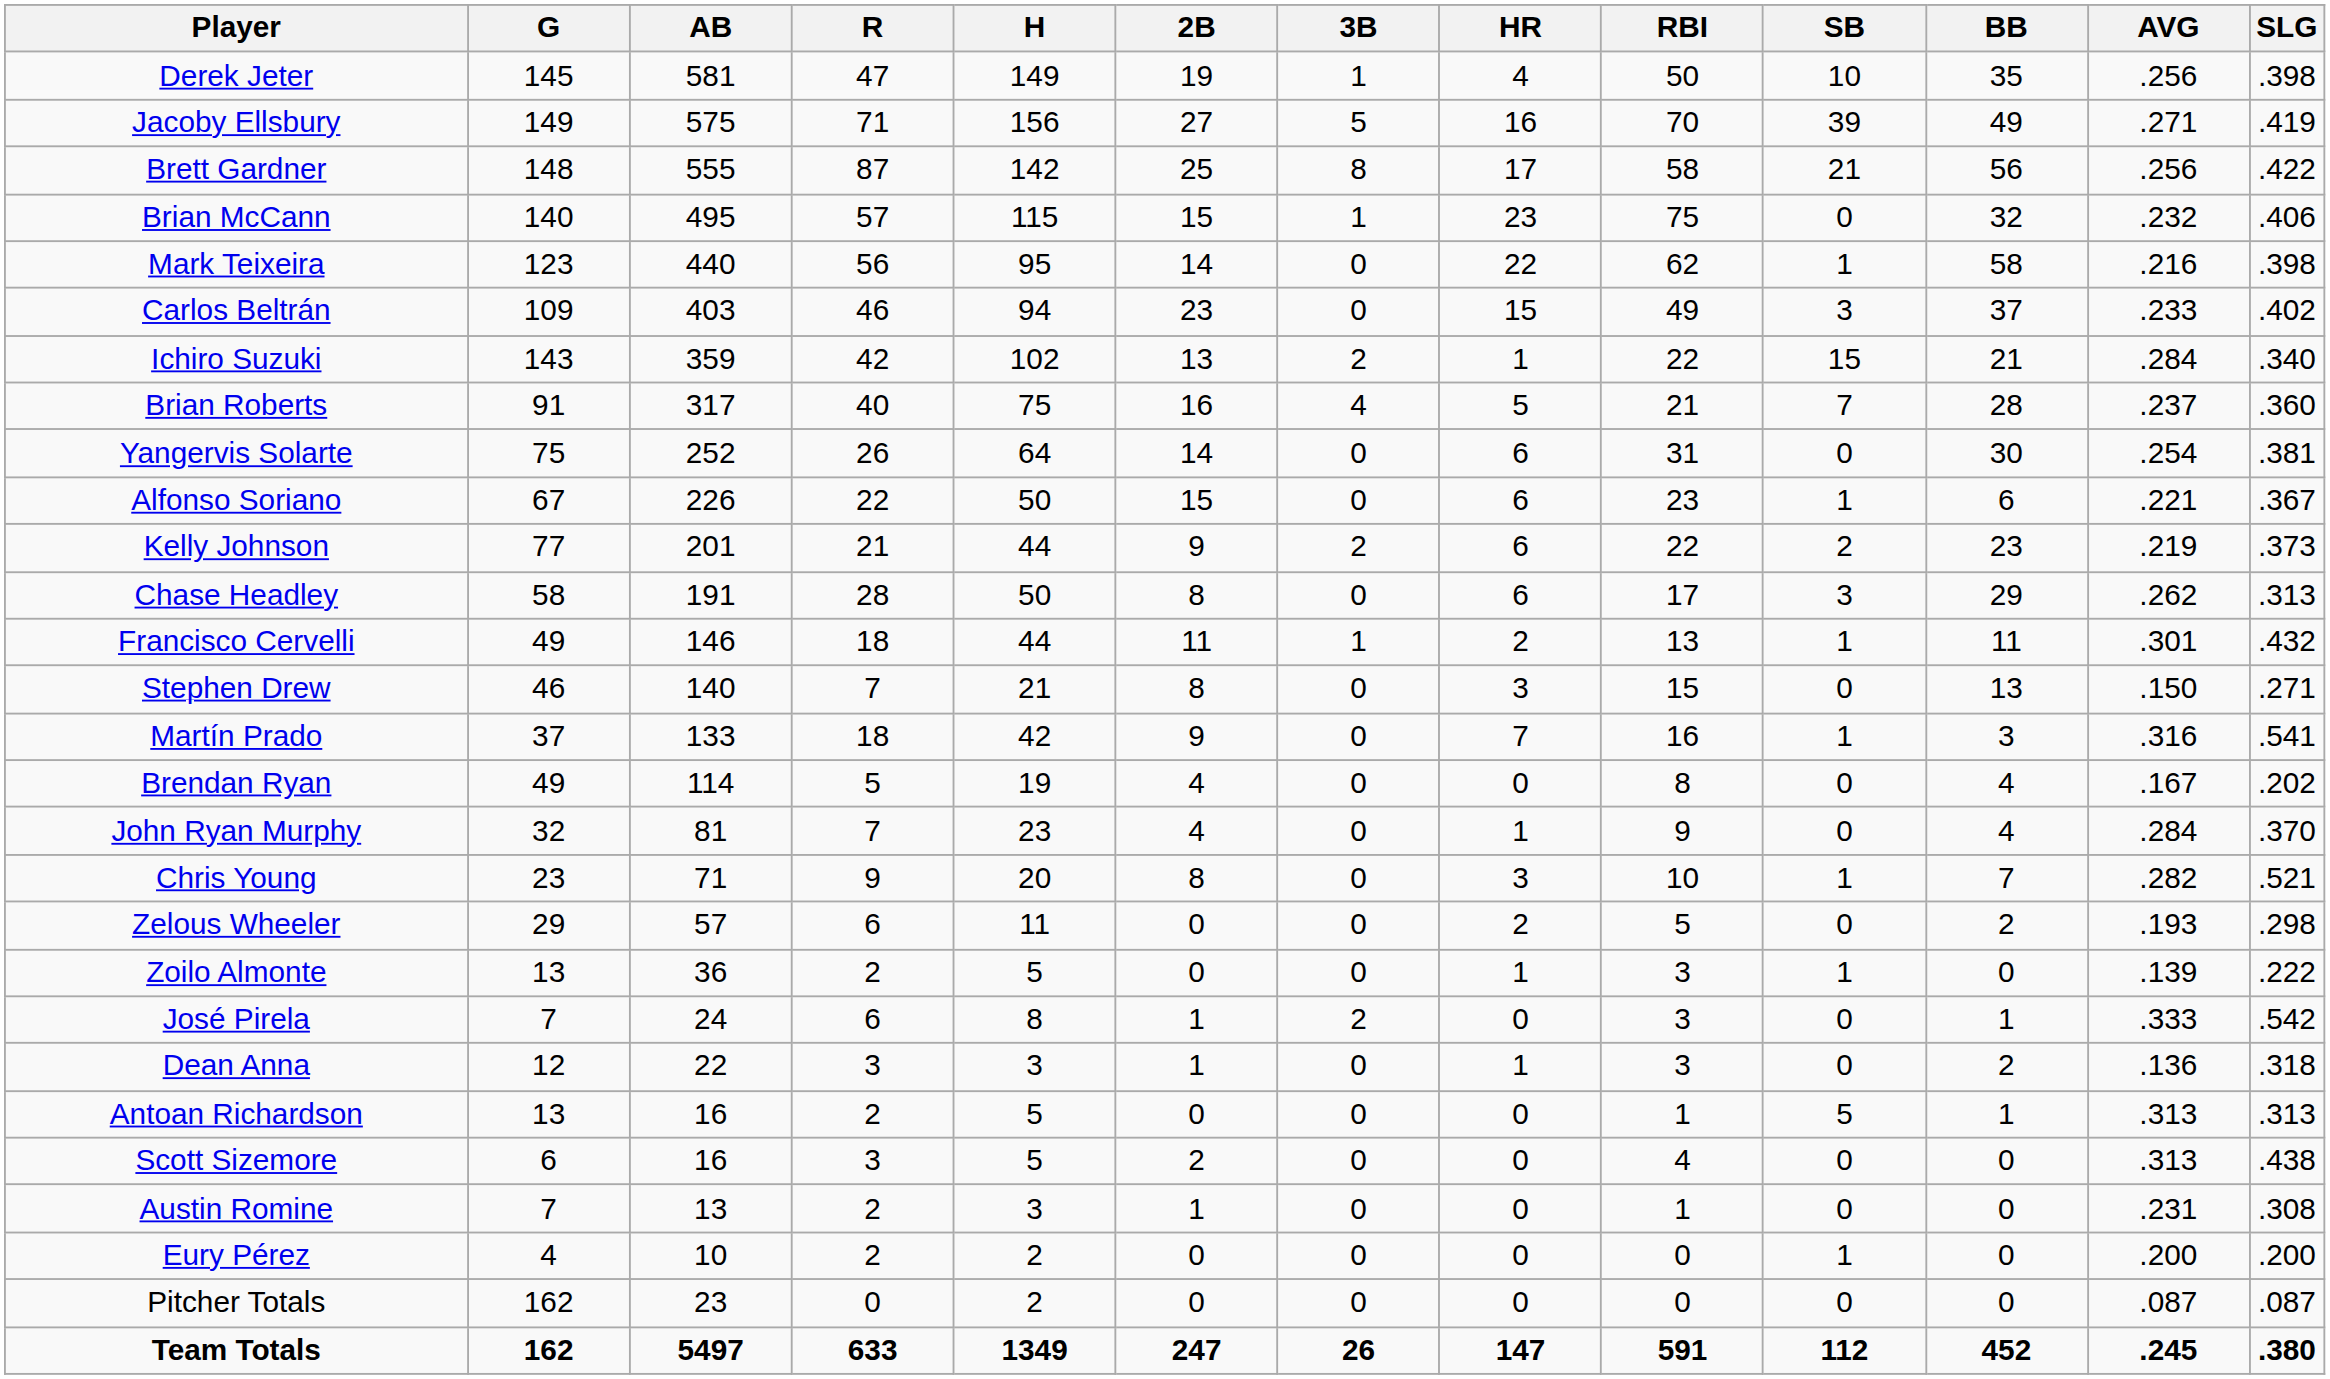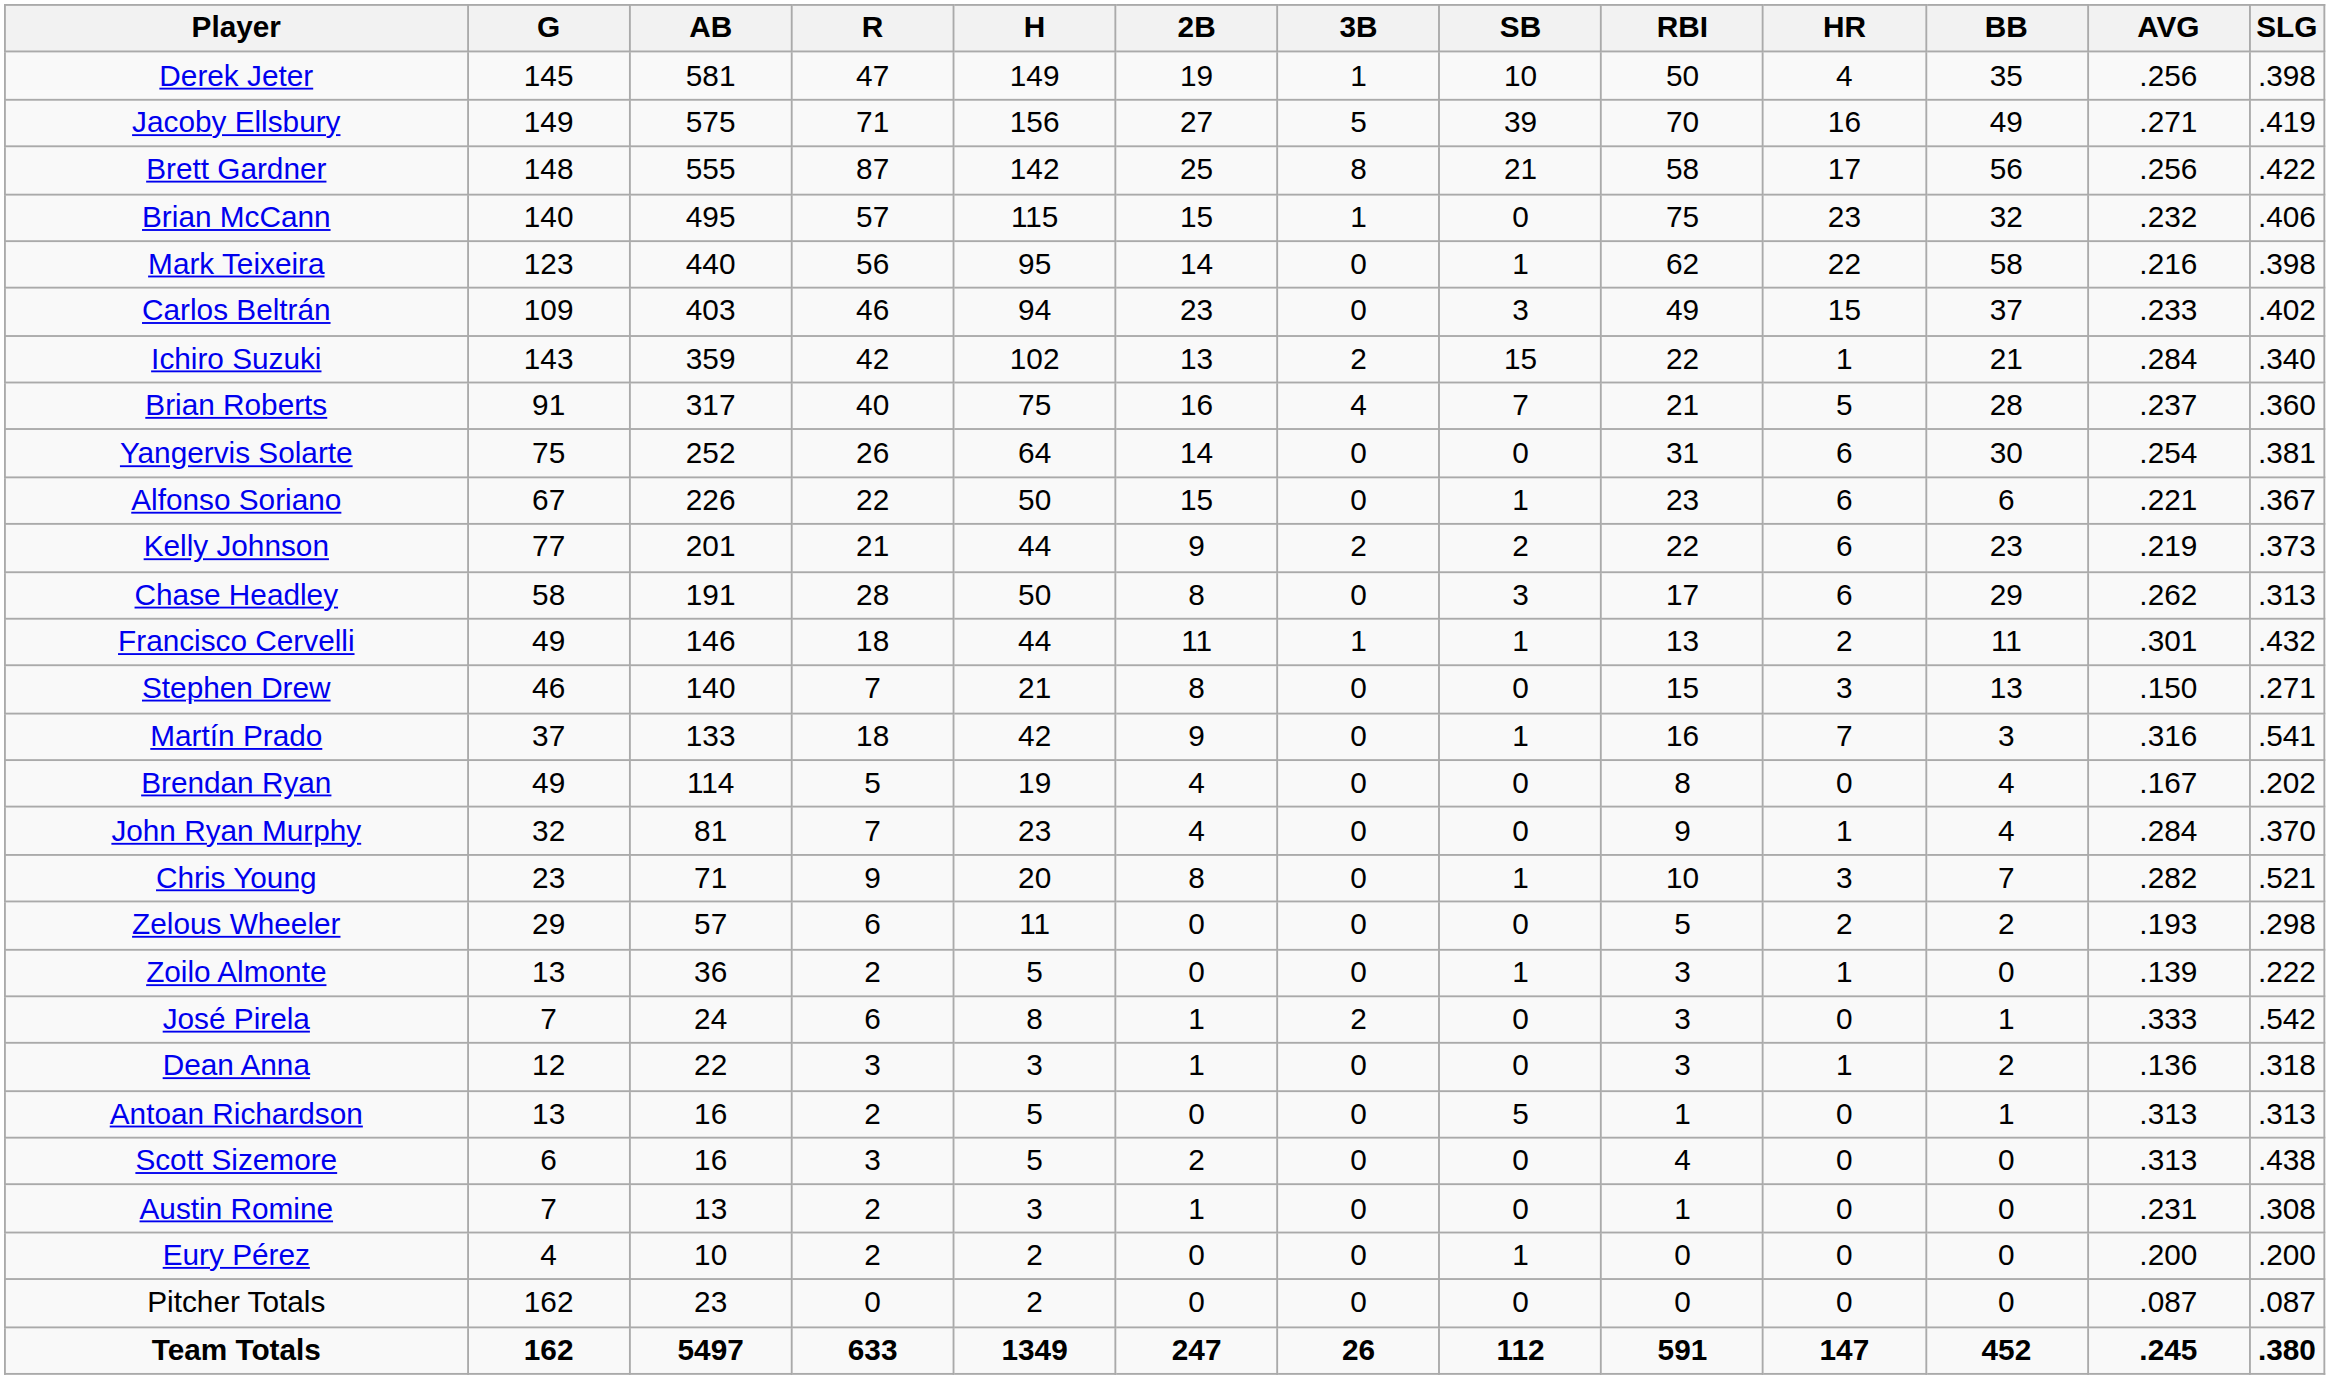columns swapped: (1520, 28) <-> (1844, 28)
